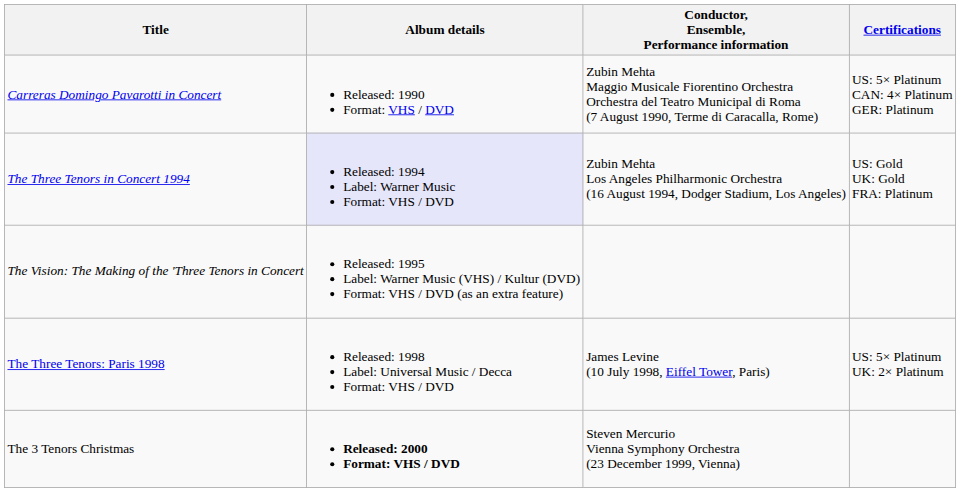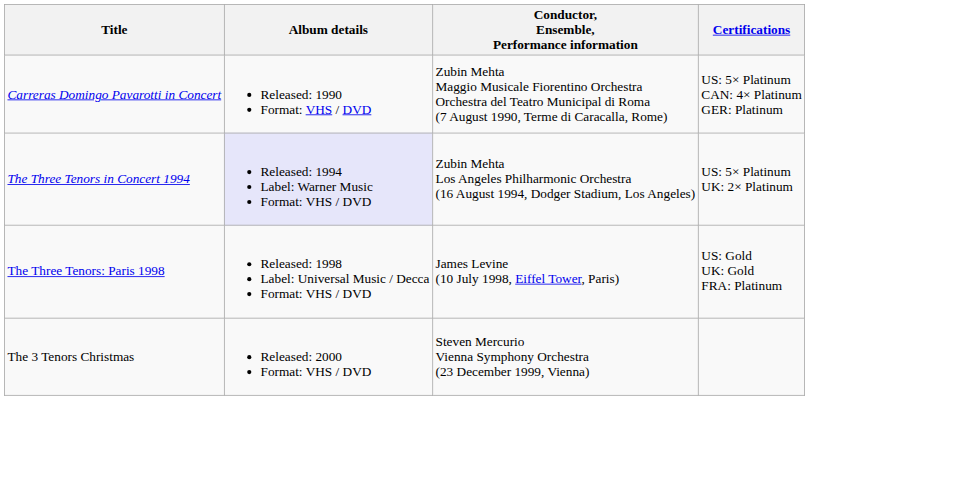(892, 179) US: Gold UK: Gold FRA: Platinum -> (747, 179) US: 5× Platinum UK: 2× Platinum
- row: (156, 271)
(898, 364) US: 5× Platinum UK: 2× Platinum -> (742, 271) US: Gold UK: Gold FRA: Platinum
(445, 456) bold -> (328, 364) normal
